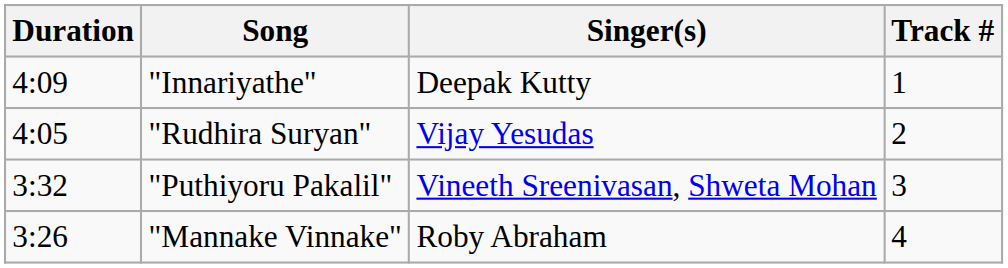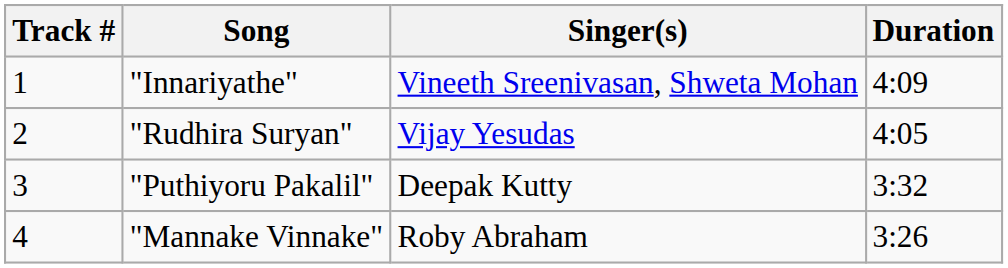columns swapped: (943, 30) <-> (73, 30)
(504, 82) Deepak Kutty -> (628, 82) Vineeth Sreenivasan, Shweta Mohan
(647, 185) Vineeth Sreenivasan, Shweta Mohan -> (485, 185) Deepak Kutty
